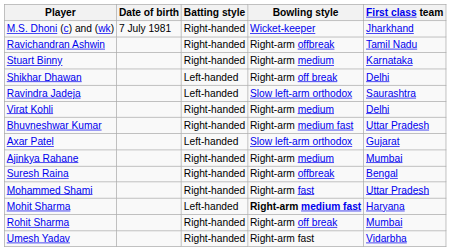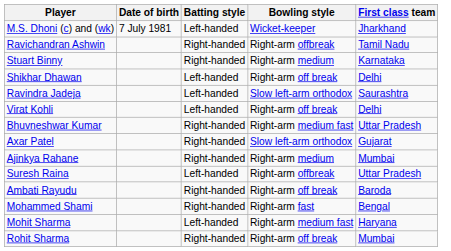(215, 29) Right-handed -> (211, 29) Left-handed
(215, 110) Right-handed -> (211, 110) Left-handed
(292, 110) Right-arm medium -> (294, 110) Right-arm off break
(211, 142) Left-handed -> (215, 142) Right-handed
(215, 174) Right-handed -> (211, 174) Left-handed
(382, 174) Bengal -> (390, 174) Uttar Pradesh
+ row: (42, 190)
(398, 190) Uttar Pradesh -> (374, 207) Bengal
(306, 207) bold -> (302, 223) normal
- row: (38, 239)
